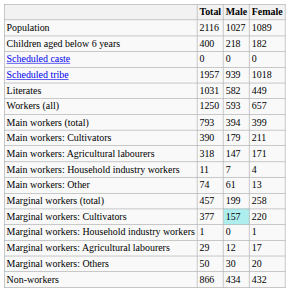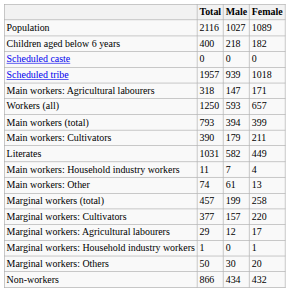rows swapped: (24, 91) <-> (81, 153)
(233, 216) paleturquoise background -> (233, 216) no background
rows swapped: (88, 248) <-> (101, 232)
